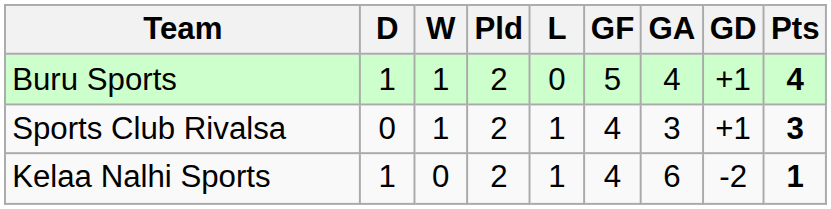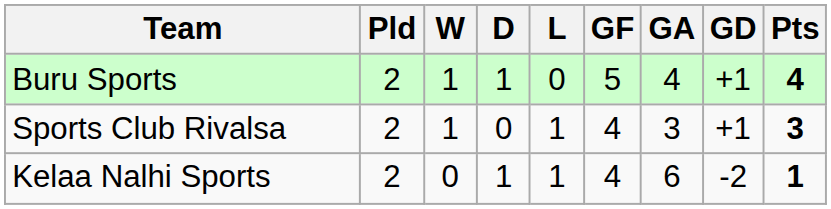columns swapped: (499, 29) <-> (387, 29)
